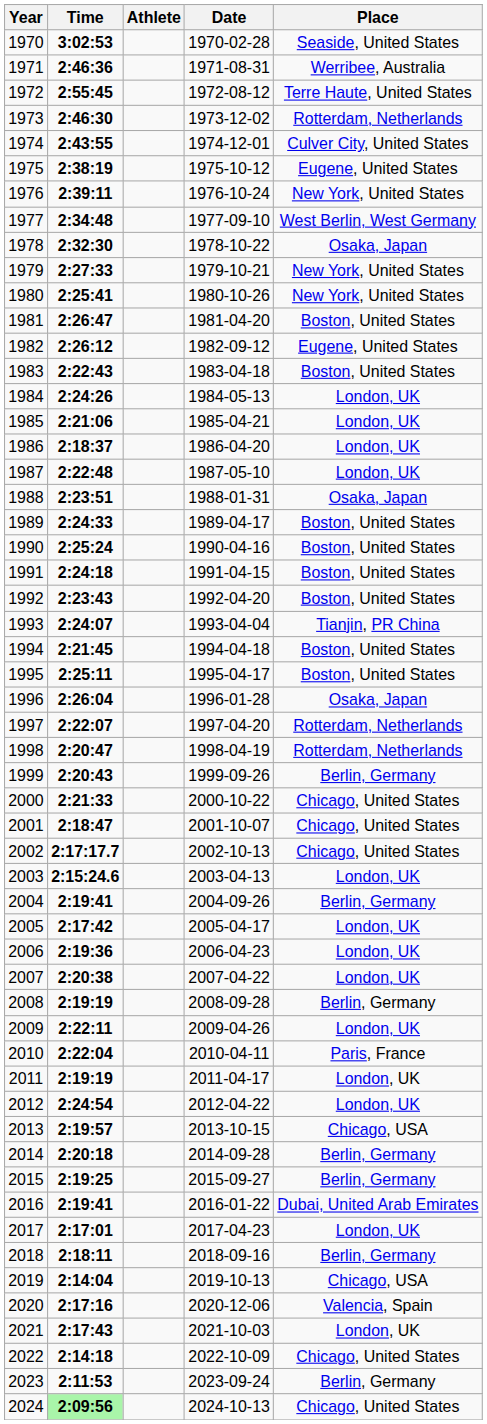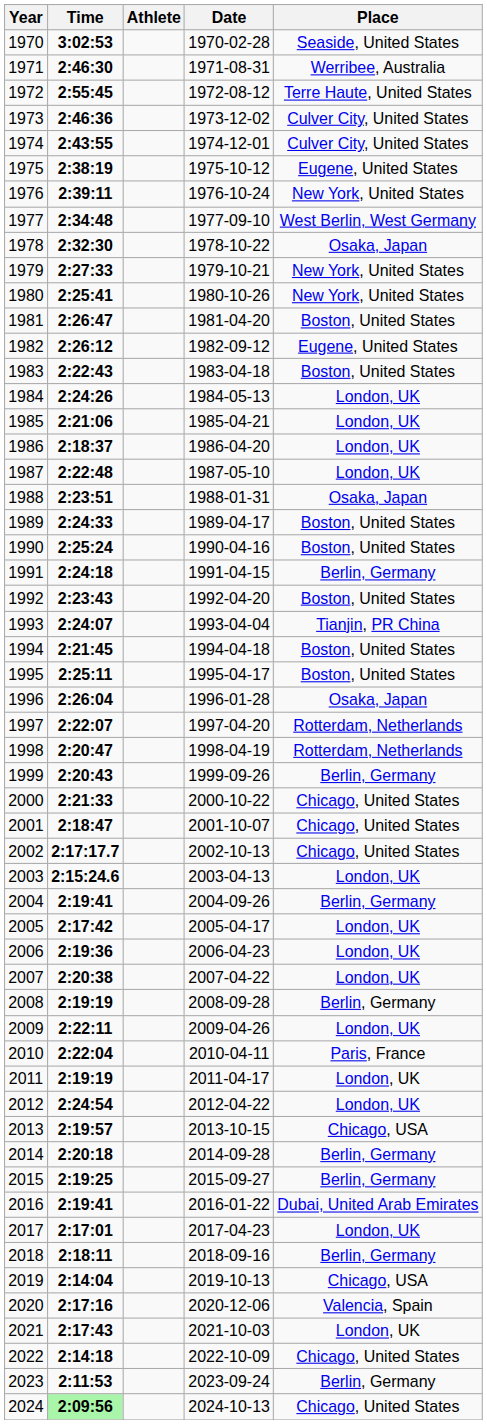(85, 68) 2:46:36 -> (85, 68) 2:46:30
(85, 118) 2:46:30 -> (85, 118) 2:46:36
(378, 118) Rotterdam, Netherlands -> (378, 118) Culver City, United States
(378, 573) Boston, United States -> (378, 573) Berlin, Germany
